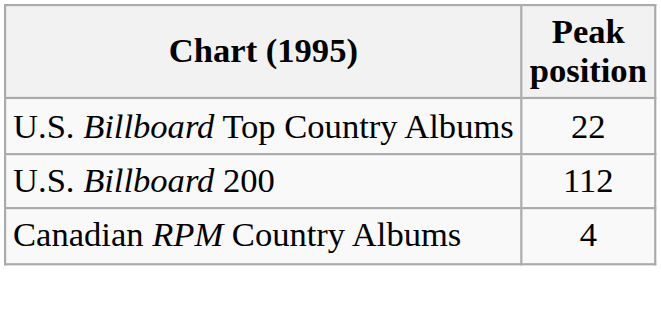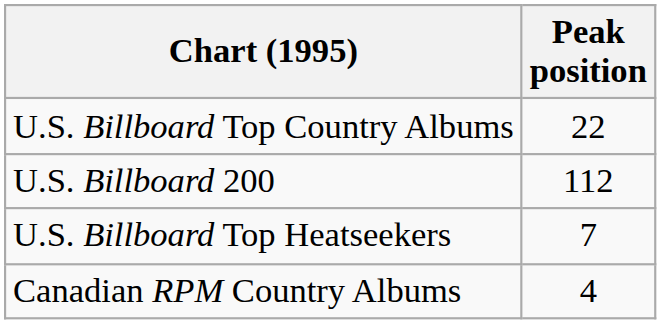+ row: (232, 235)
